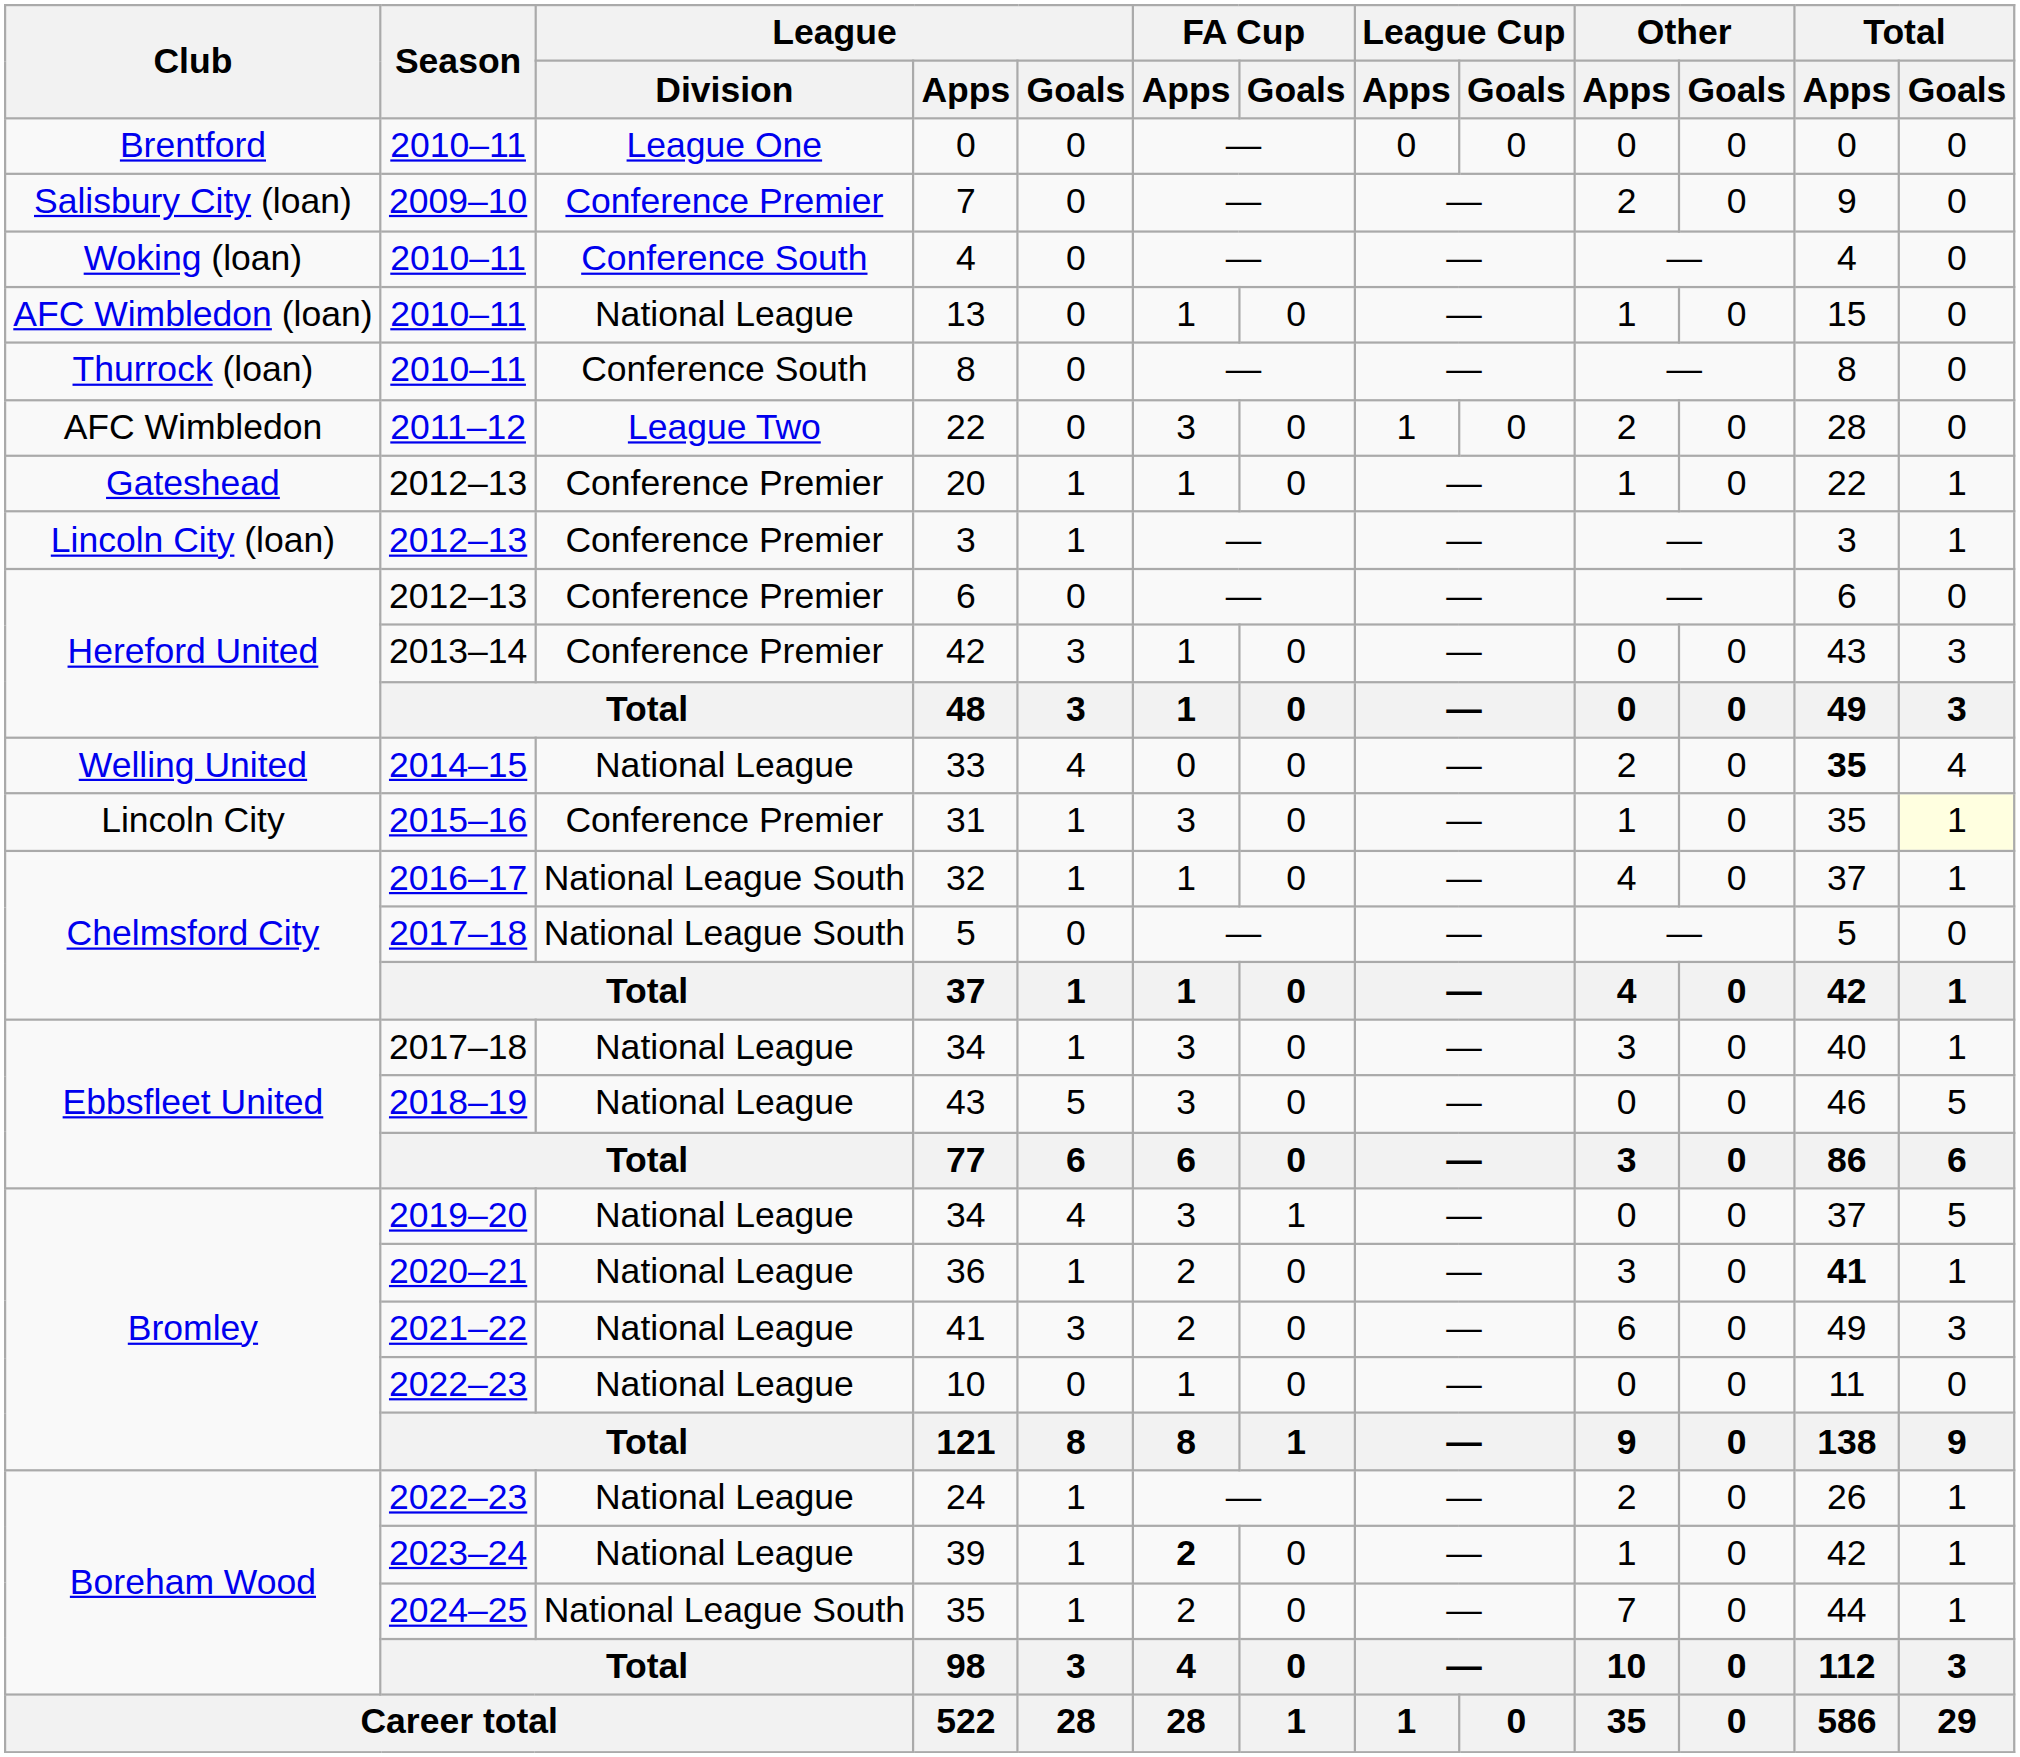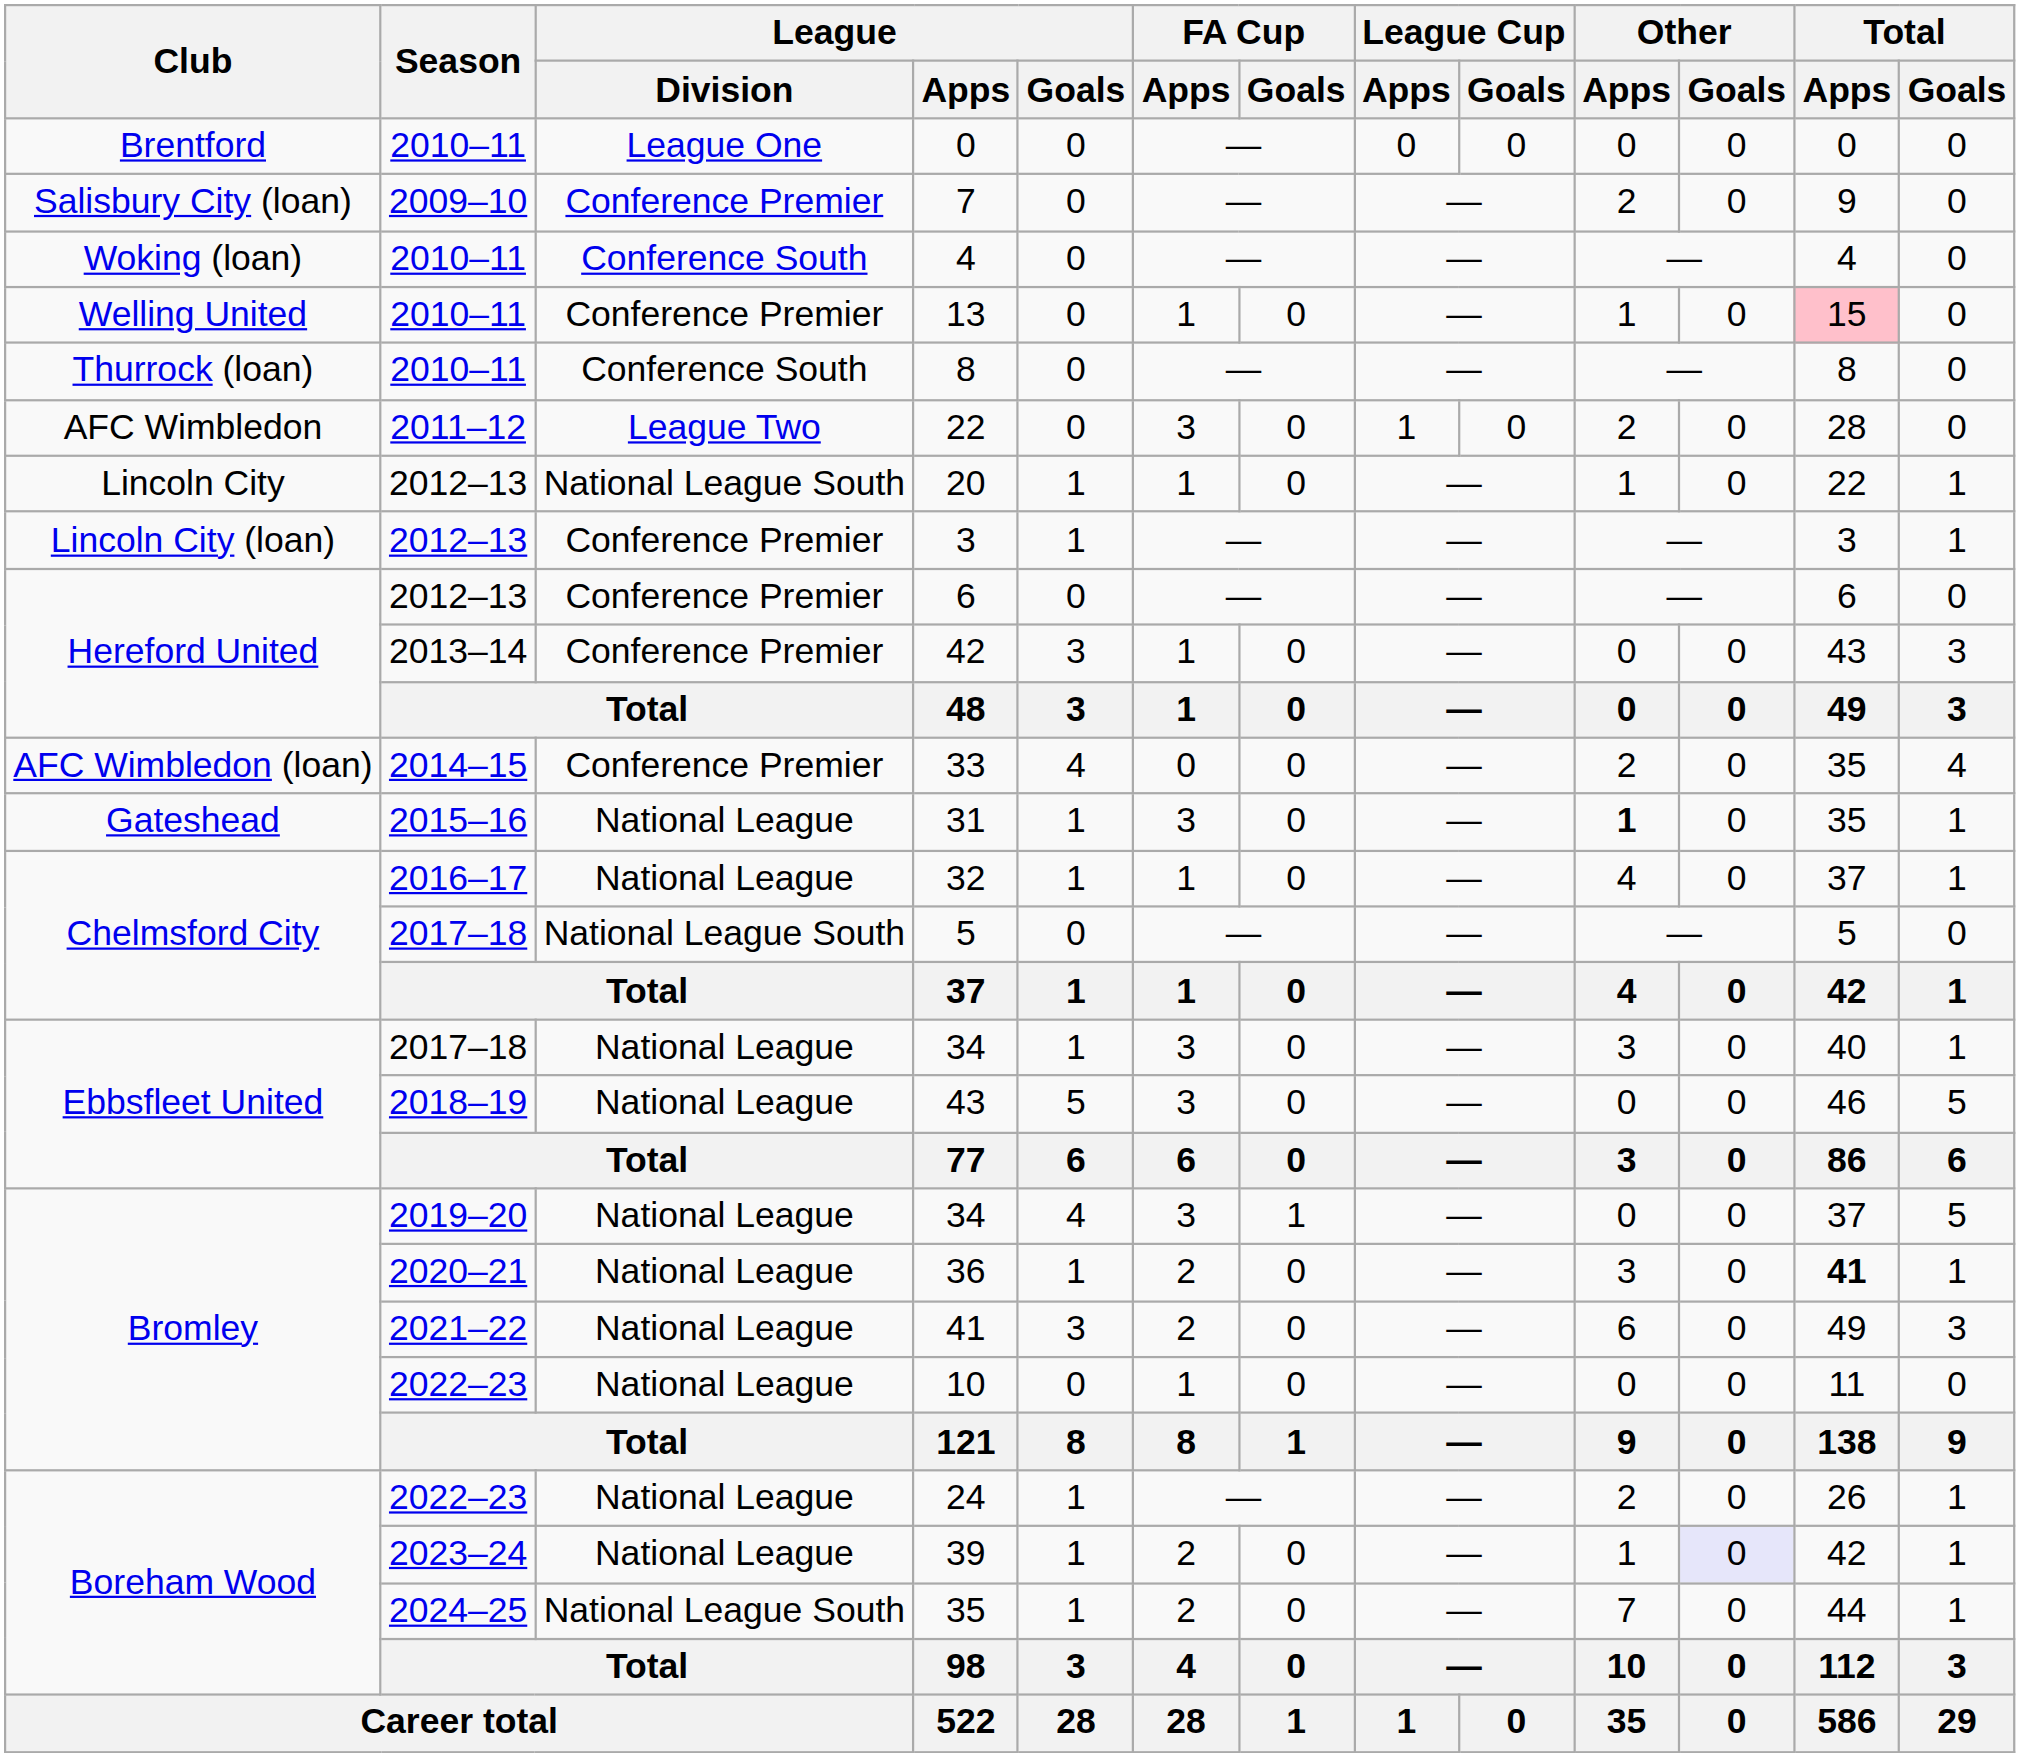(193, 314) AFC Wimbledon (loan) -> (193, 314) Welling United
(724, 314) National League -> (724, 314) Conference Premier
(1847, 314) no background -> (1847, 314) pink background
(193, 483) Gateshead -> (193, 483) Lincoln City
(724, 483) Conference Premier -> (724, 483) National League South
(193, 764) Welling United -> (193, 764) AFC Wimbledon (loan)
(724, 764) National League -> (724, 764) Conference Premier
(1847, 764) bold -> (1847, 764) normal
(193, 821) Lincoln City -> (193, 821) Gateshead
(724, 821) Conference Premier -> (724, 821) National League
(1627, 821) normal -> (1627, 821) bold
(1957, 821) lightyellow background -> (1957, 821) no background
(724, 877) National League South -> (724, 877) National League
(1186, 1553) bold -> (1186, 1553) normal
(1737, 1553) no background -> (1737, 1553) lavender background
